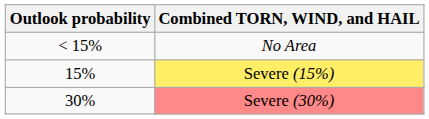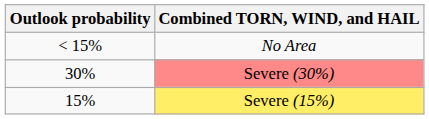rows swapped: (289, 73) <-> (289, 100)
